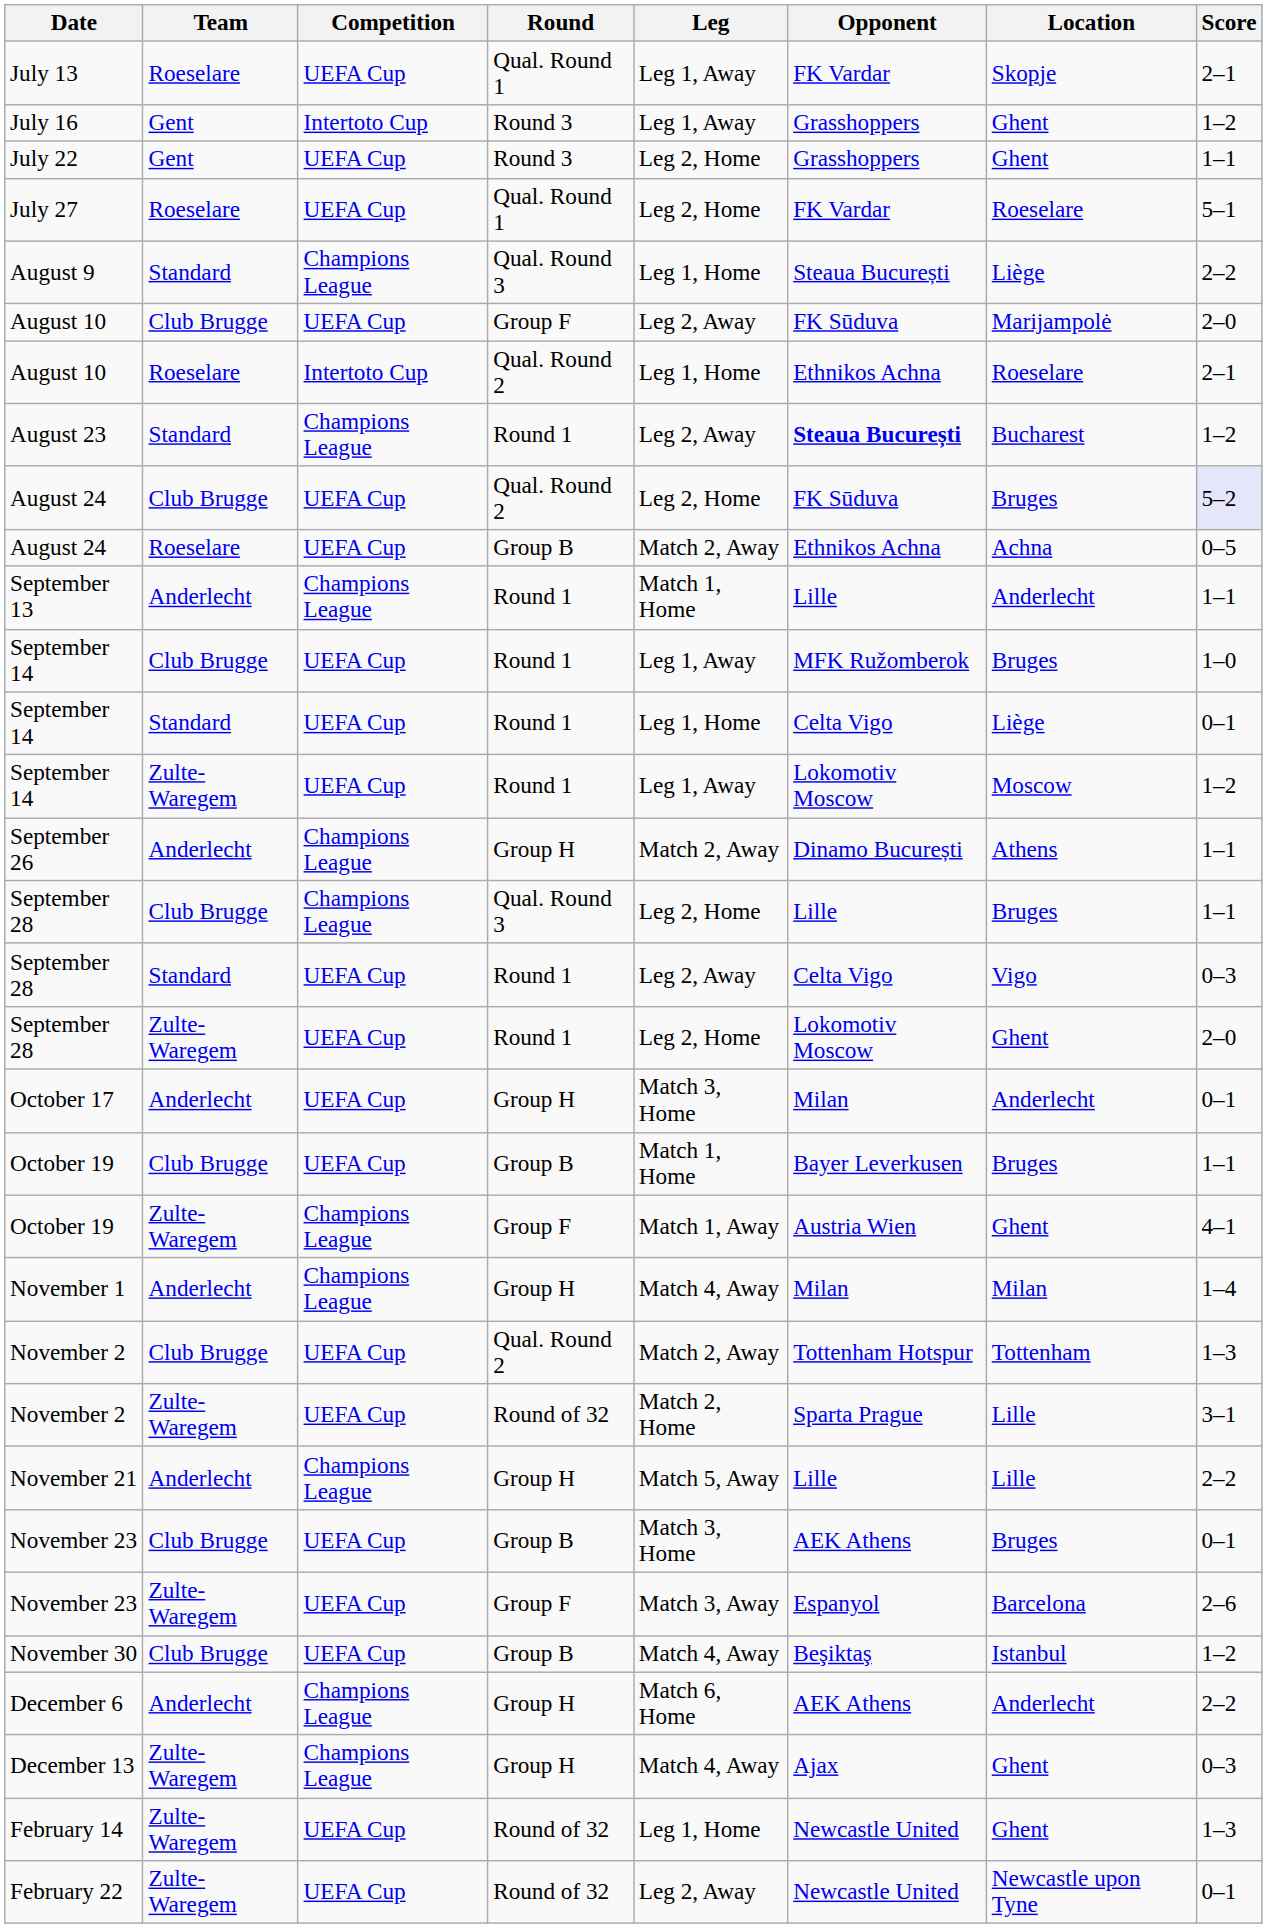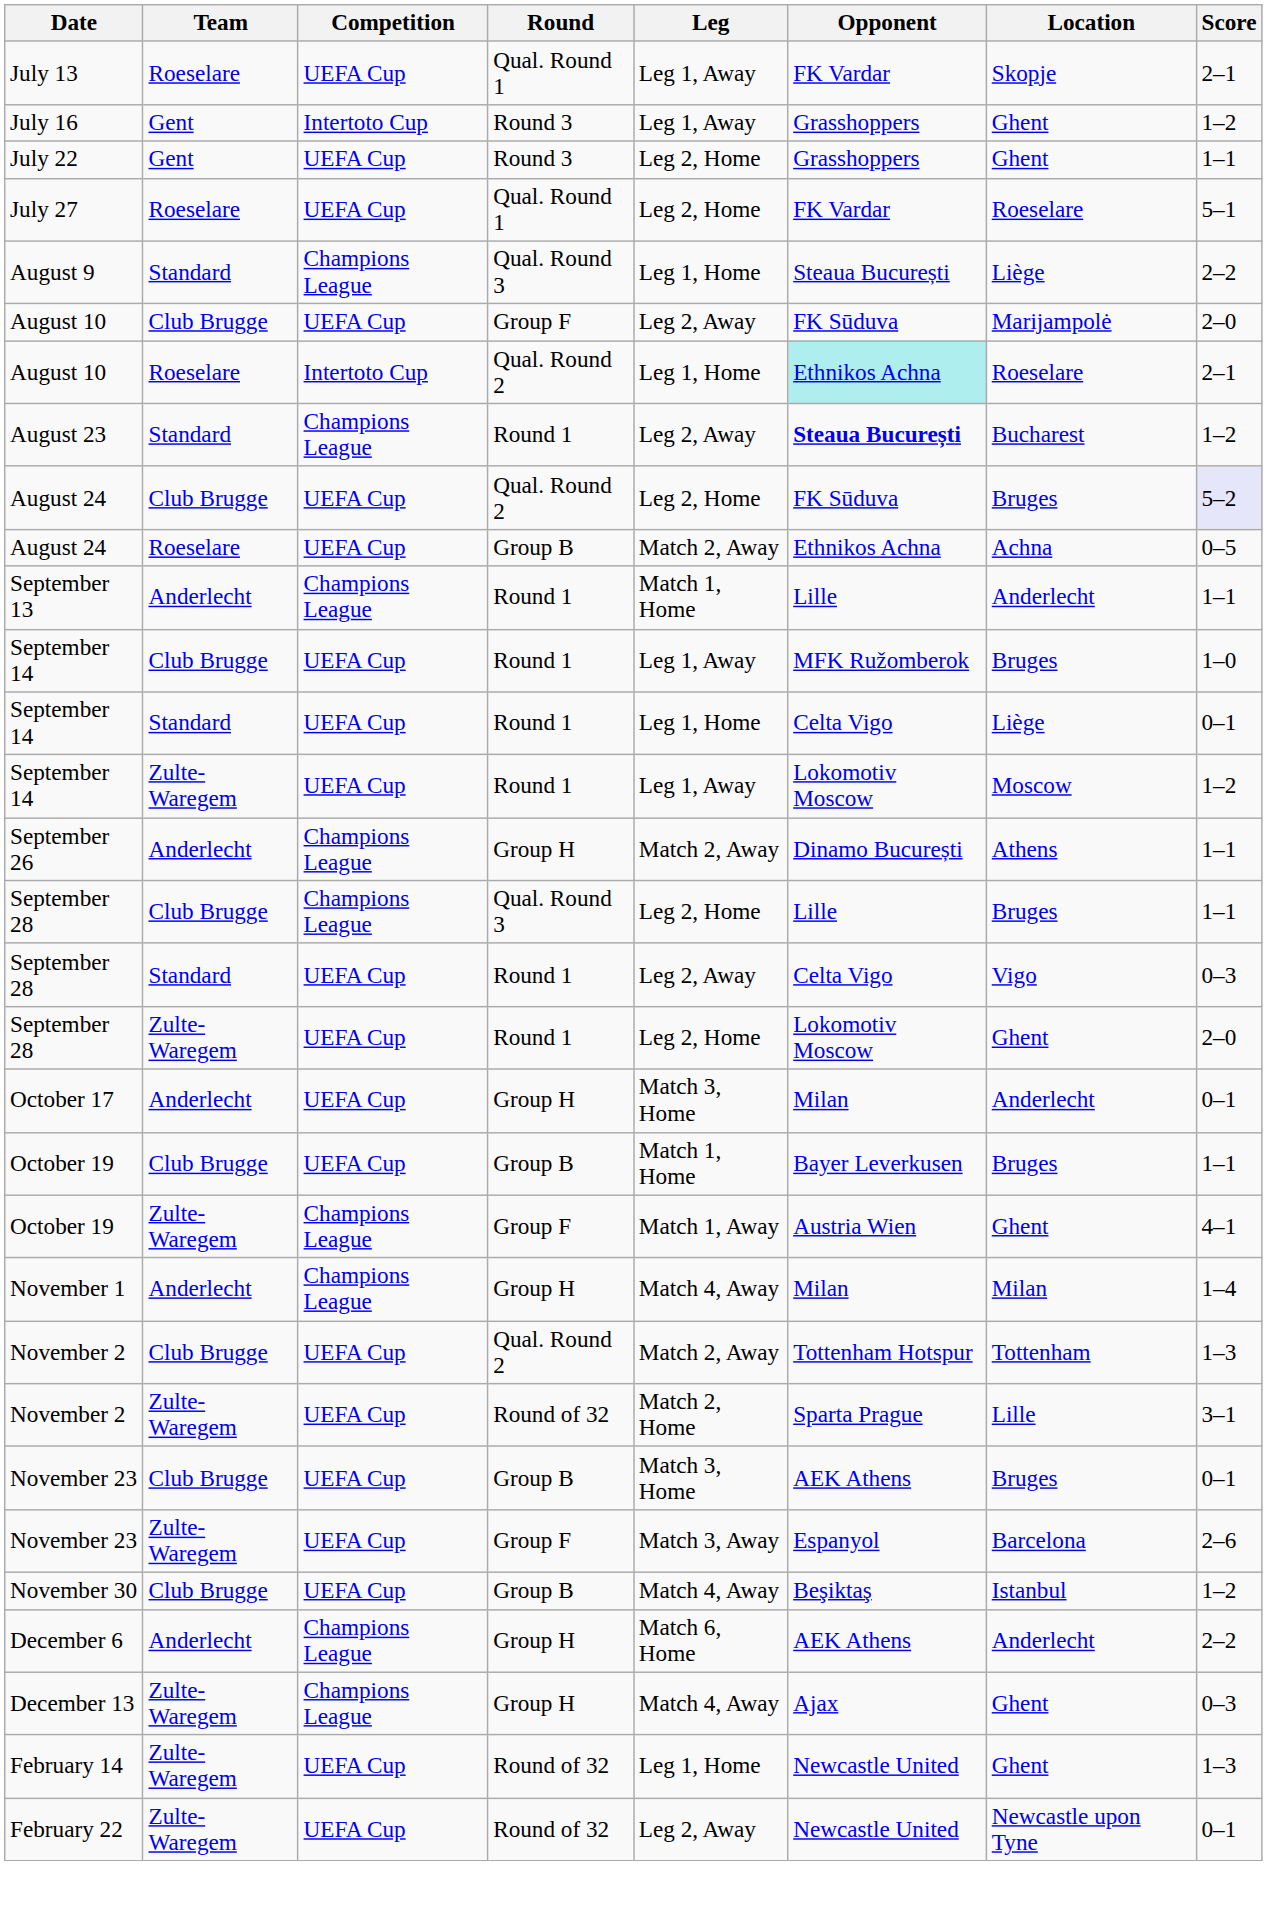(867, 371) no background -> (867, 371) paleturquoise background
- row: (74, 1477)
